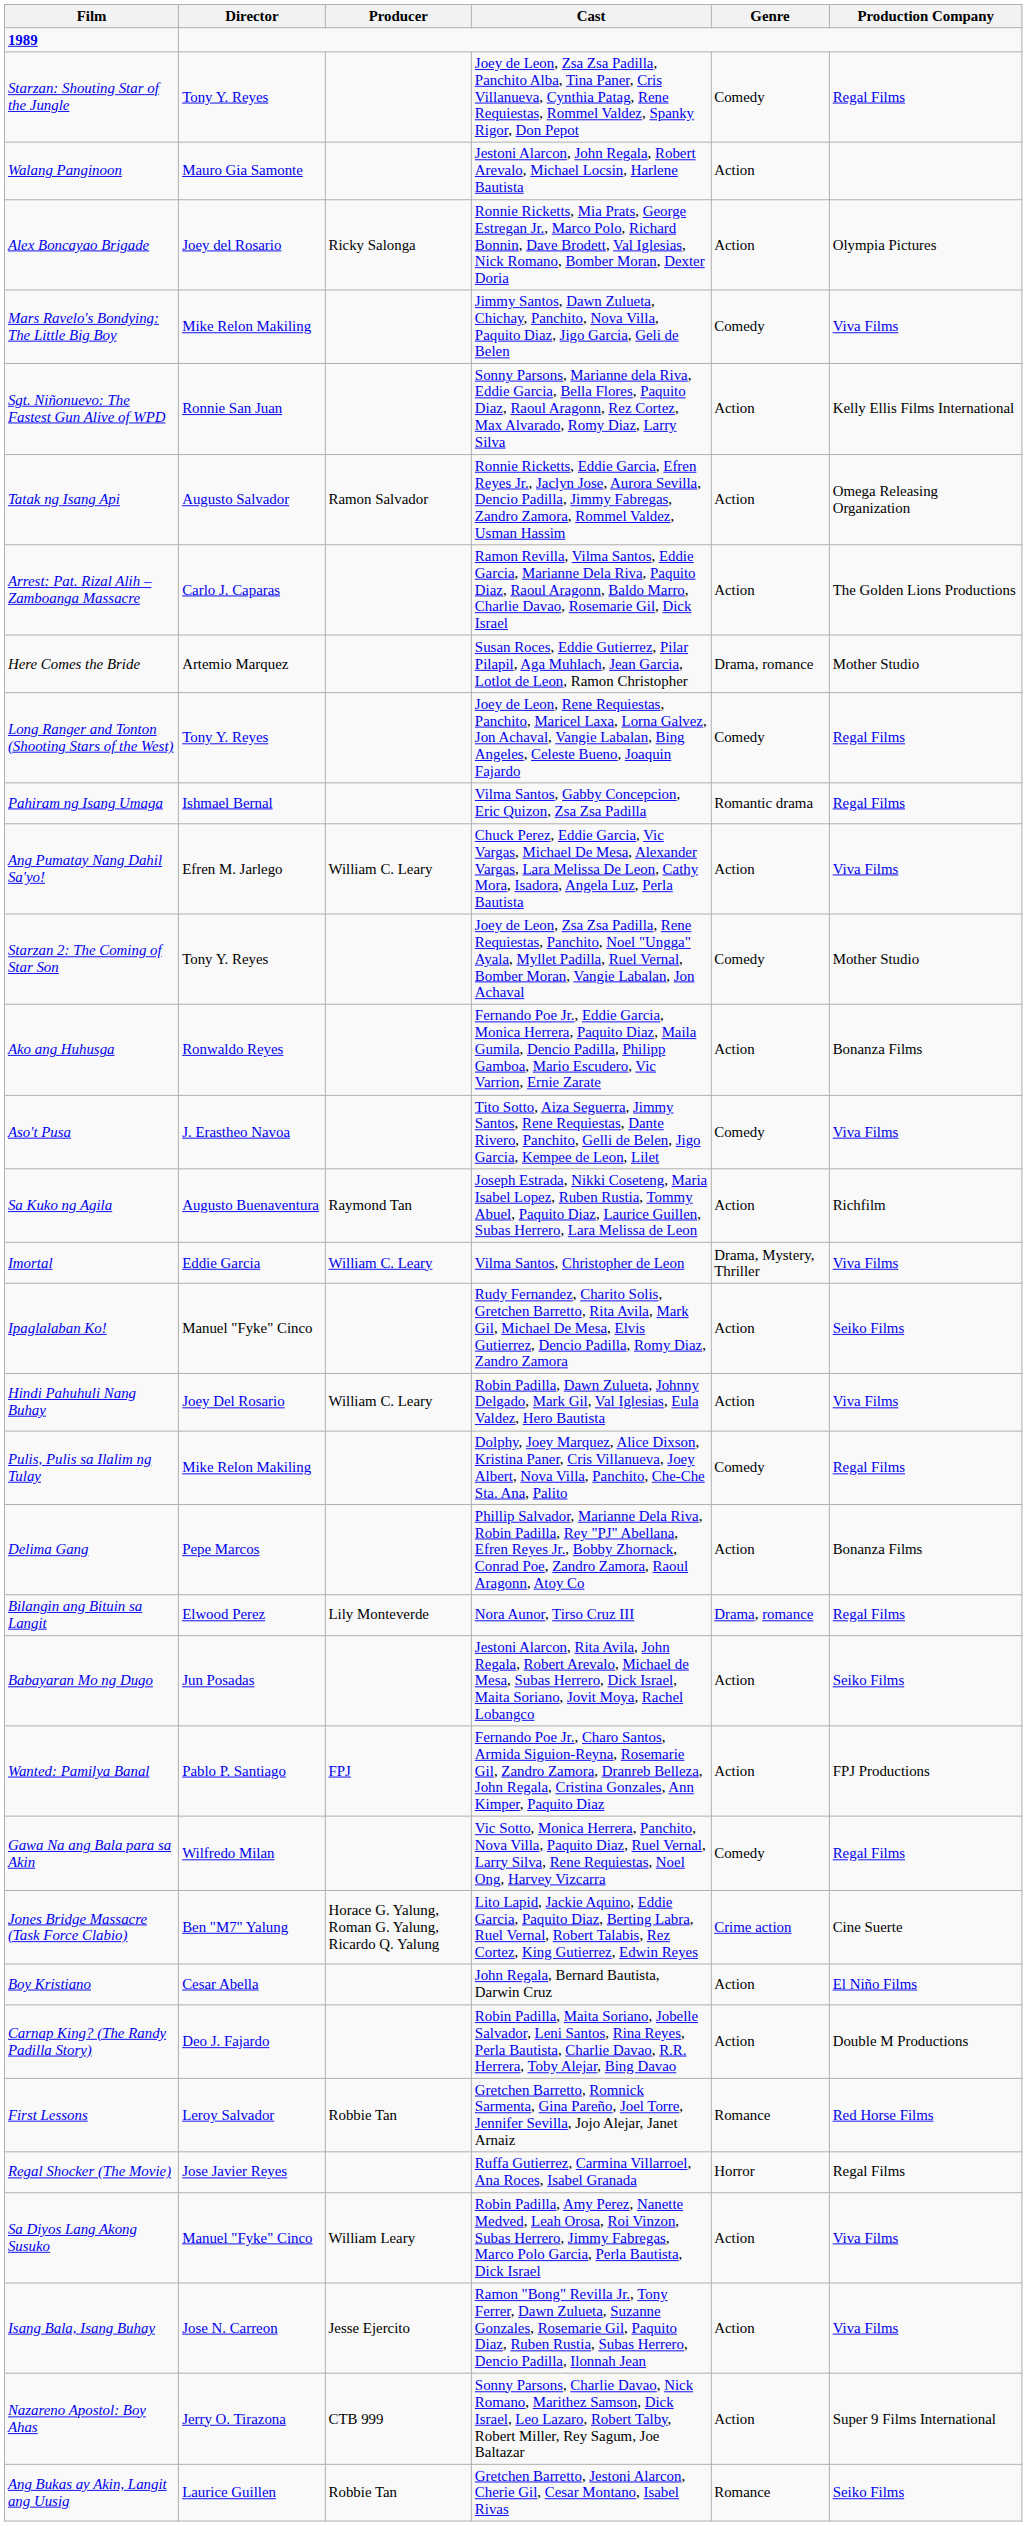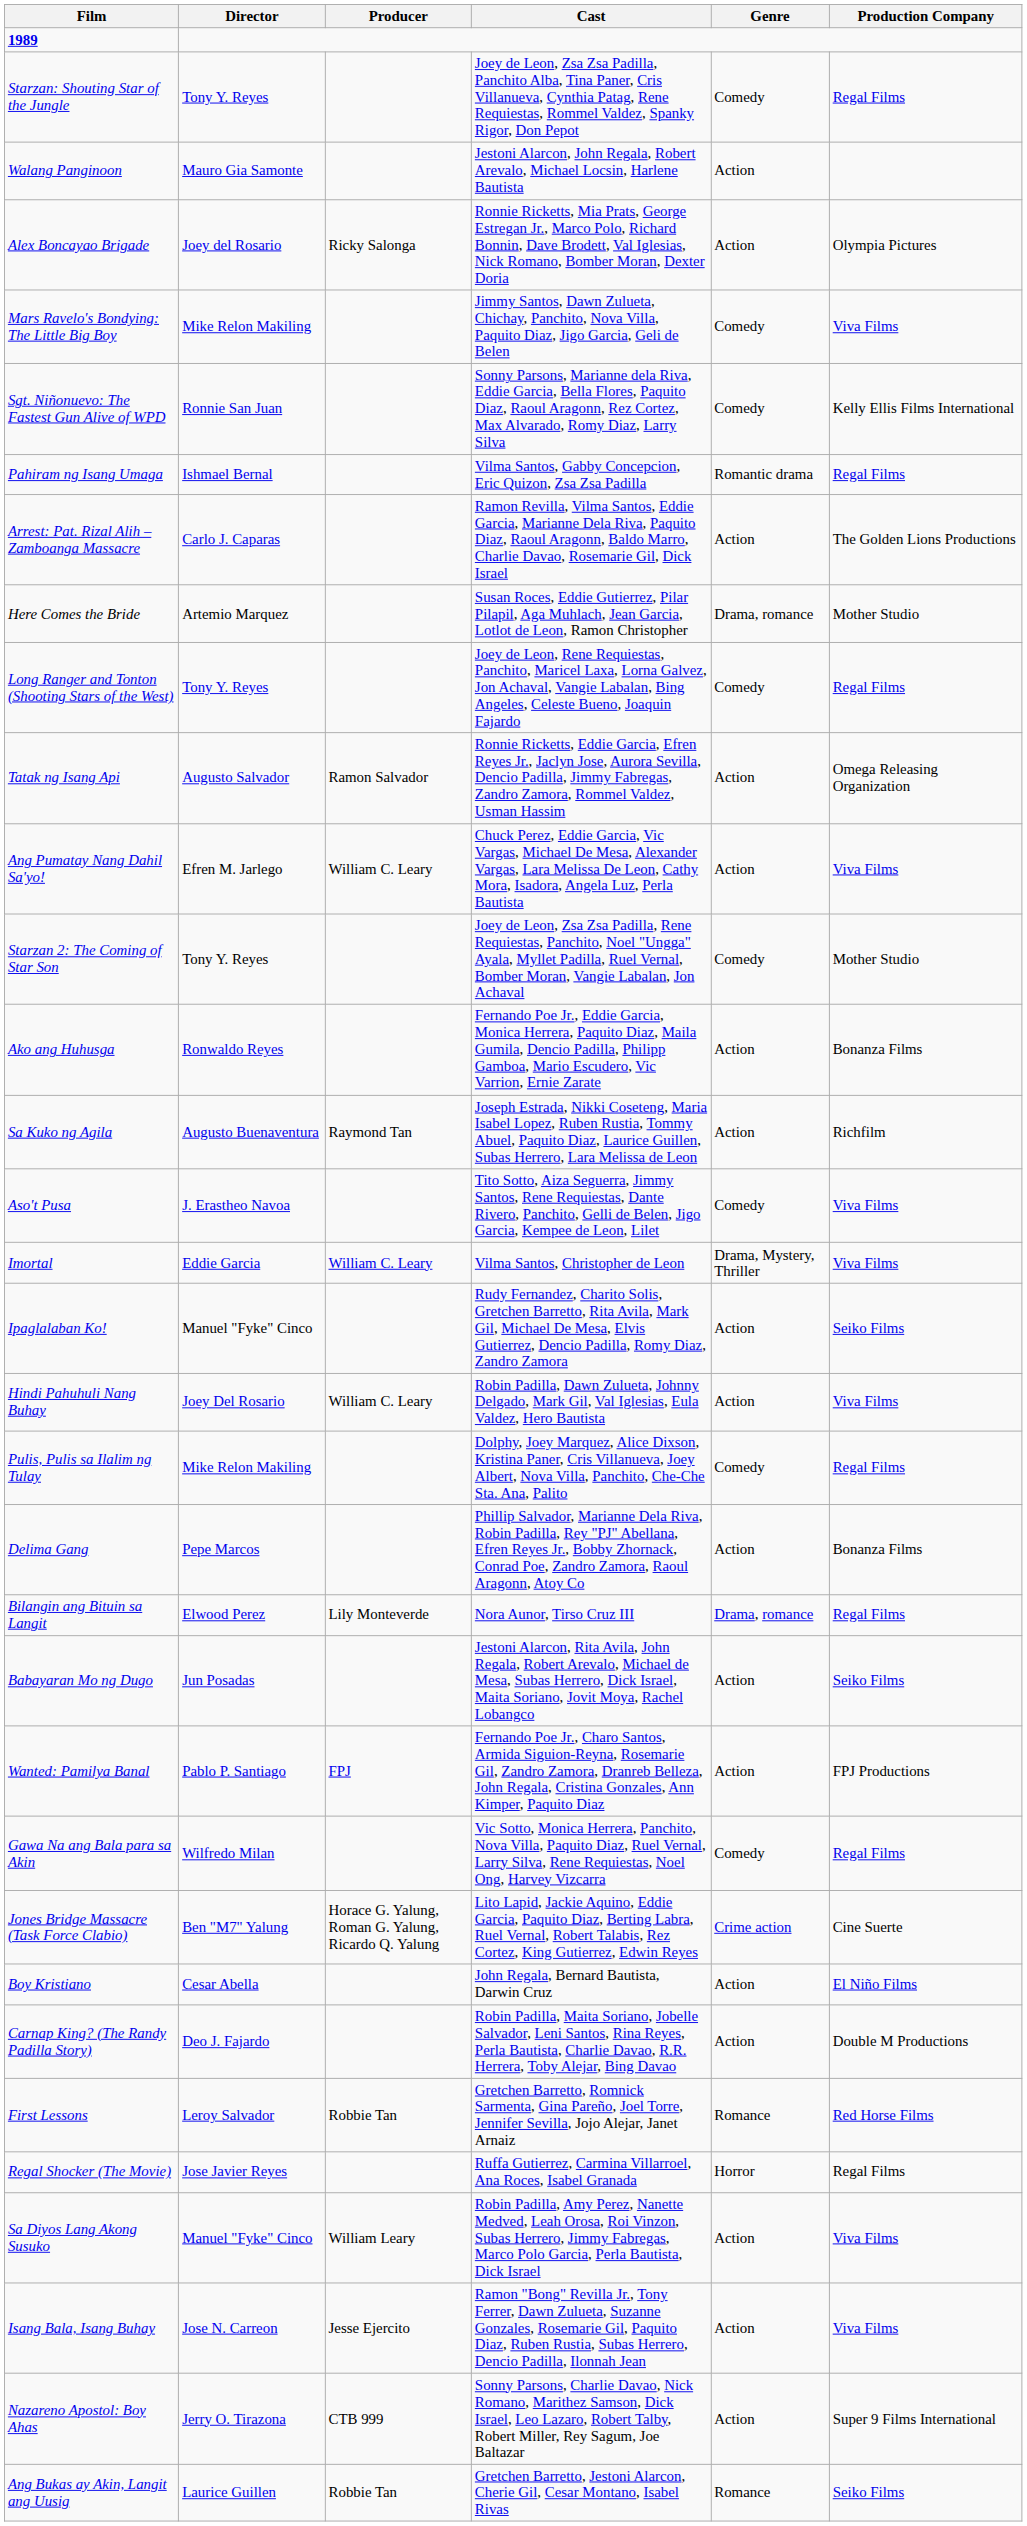(734, 408) Action -> (739, 408) Comedy
rows swapped: (85, 803) <-> (64, 499)
rows swapped: (60, 1205) <-> (39, 1131)
